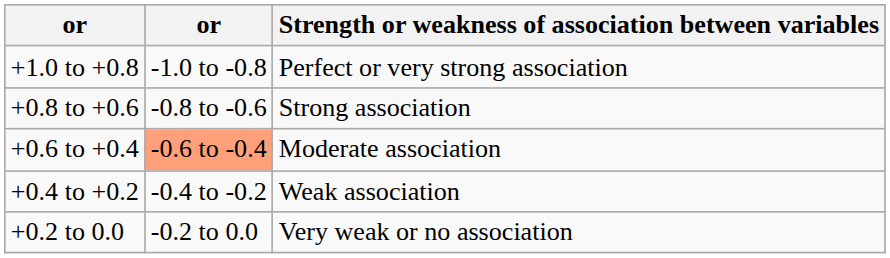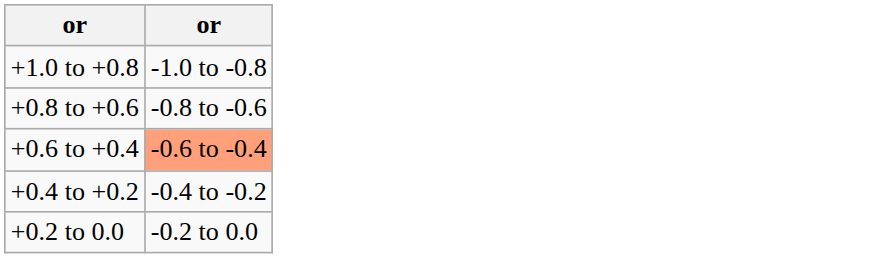- column: (579, 25)
